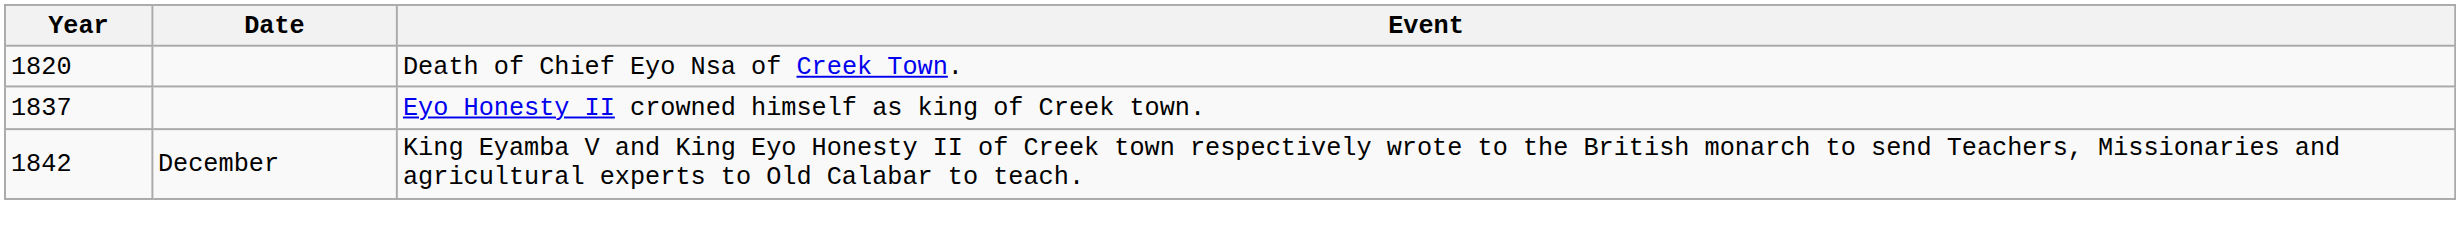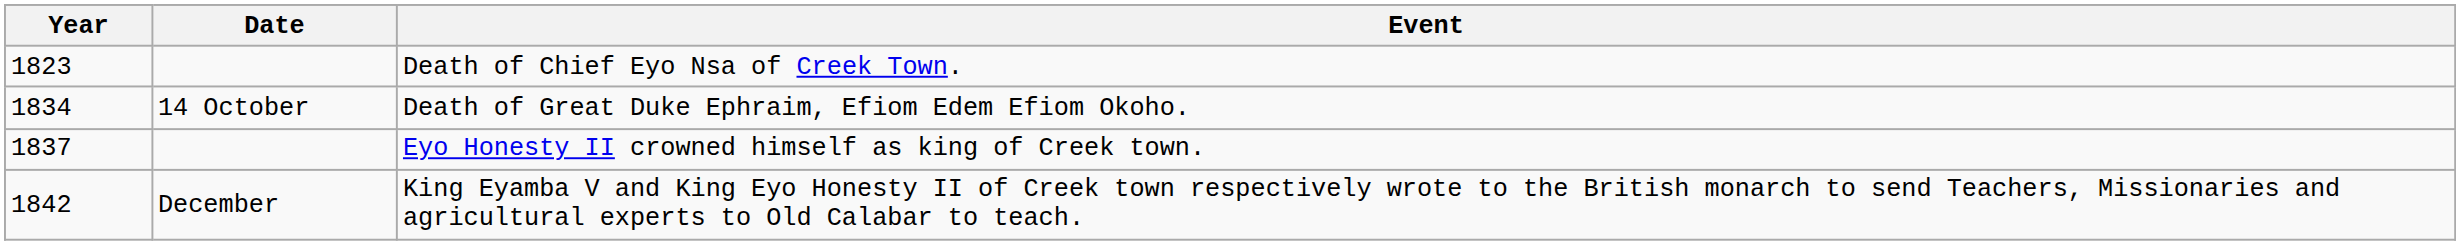(41, 67) 1820 -> (41, 67) 1823
+ row: (796, 108)
